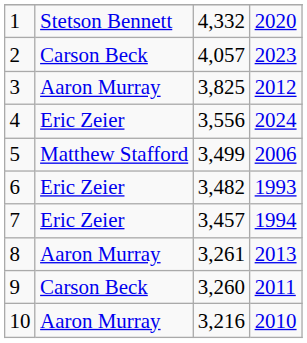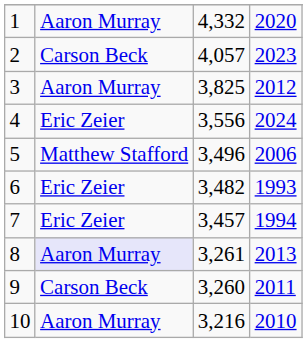(106, 21) Stetson Bennett -> (100, 21) Aaron Murray
(221, 154) 3,499 -> (221, 154) 3,496
(100, 253) no background -> (100, 253) lavender background
